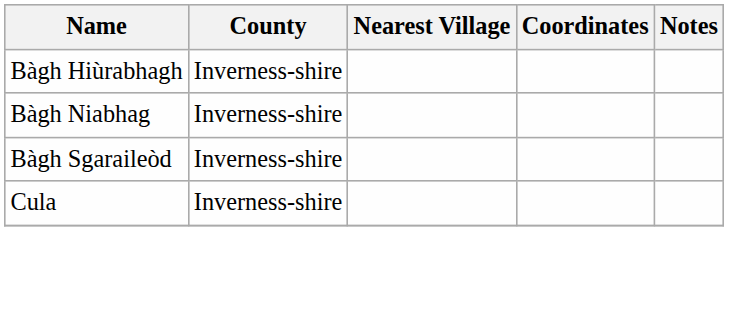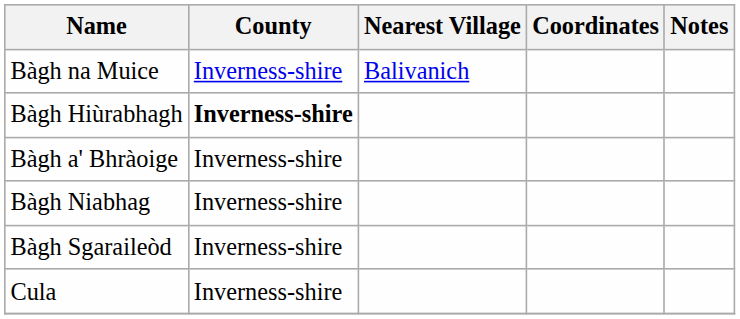+ row: (85, 70)
(268, 70) normal -> (273, 114) bold
+ row: (94, 158)
